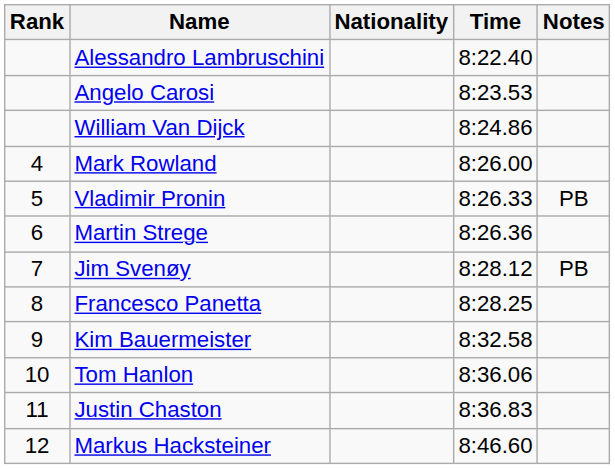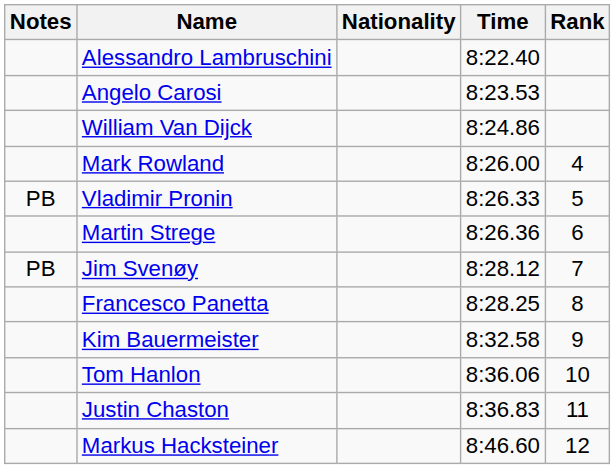columns swapped: (37, 22) <-> (574, 22)
